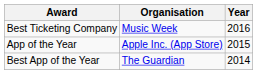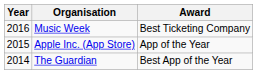columns swapped: (239, 12) <-> (62, 12)
